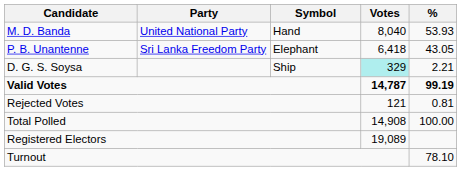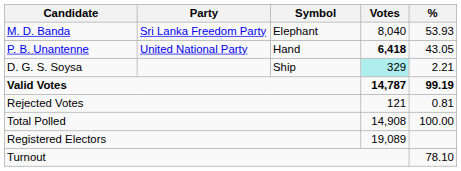(194, 31) United National Party -> (203, 31) Sri Lanka Freedom Party
(287, 31) Hand -> (295, 31) Elephant
(203, 49) Sri Lanka Freedom Party -> (194, 49) United National Party
(295, 49) Elephant -> (287, 49) Hand
(392, 49) normal -> (392, 49) bold
